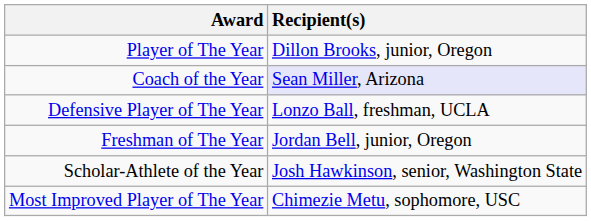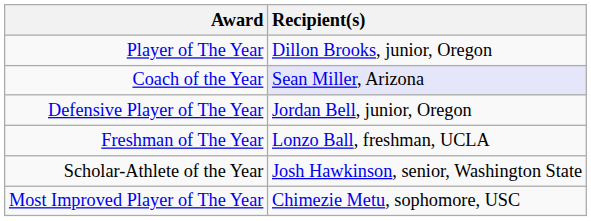(381, 110) Lonzo Ball, freshman, UCLA -> (372, 110) Jordan Bell, junior, Oregon
(372, 140) Jordan Bell, junior, Oregon -> (381, 140) Lonzo Ball, freshman, UCLA
